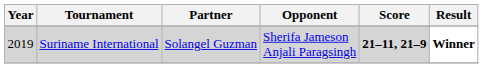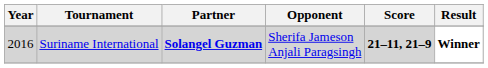(20, 44) 2019 -> (20, 44) 2016
(211, 44) normal -> (213, 44) bold
